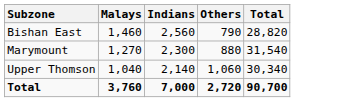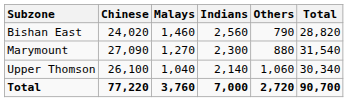+ column: (125, 14)
